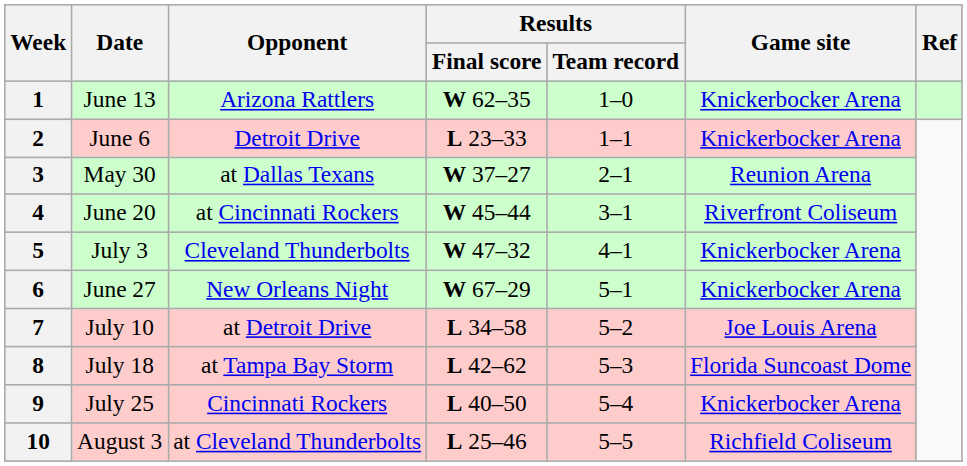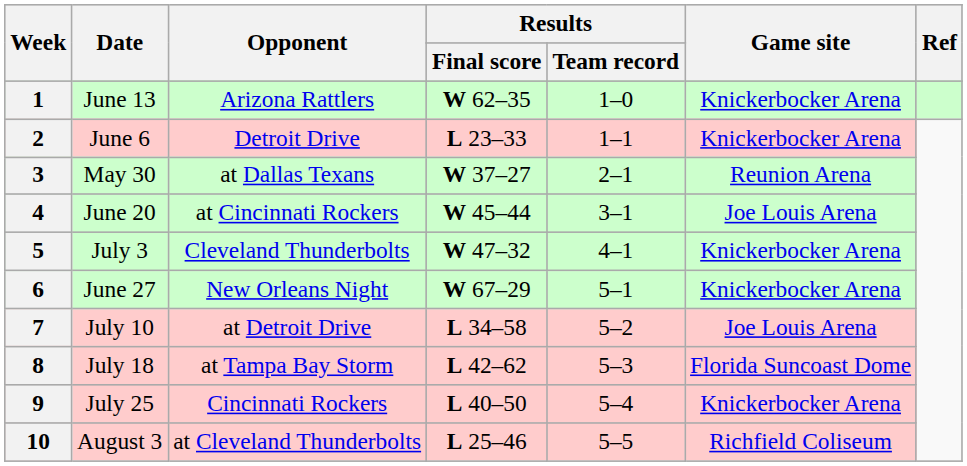(801, 213) Riverfront Coliseum -> (801, 213) Joe Louis Arena
